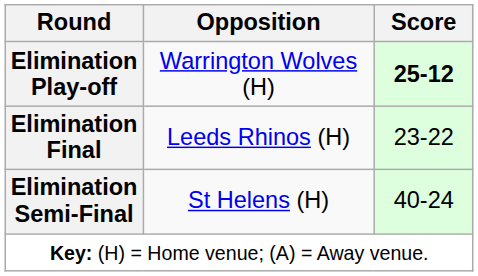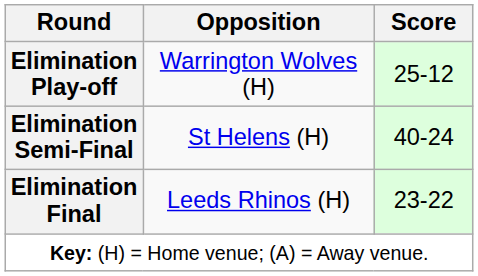(424, 73) bold -> (424, 73) normal
rows swapped: (74, 201) <-> (74, 137)
